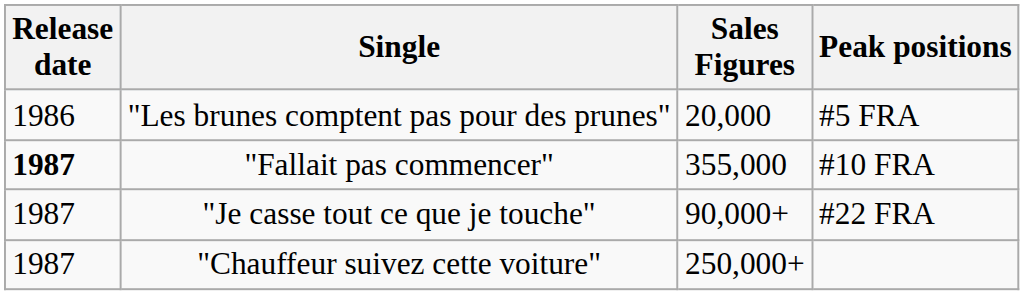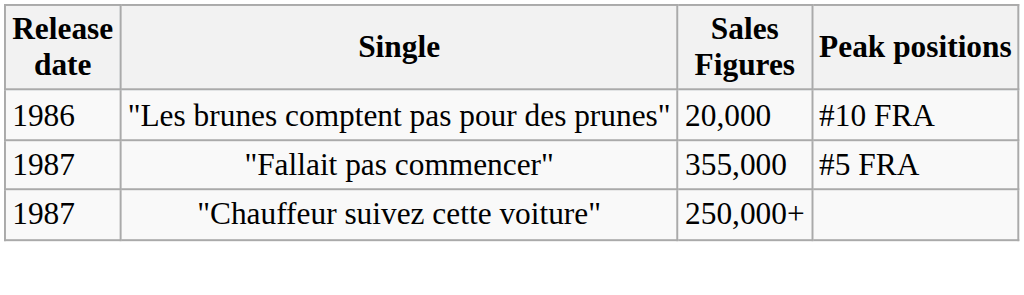(869, 114) #5 FRA -> (877, 114) #10 FRA
(44, 164) bold -> (44, 164) normal
(877, 164) #10 FRA -> (869, 164) #5 FRA
- row: (399, 213)
